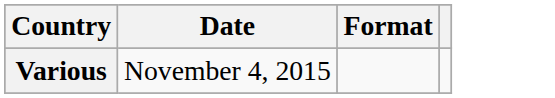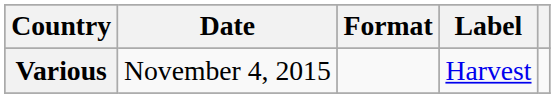+ column: (488, 26)
